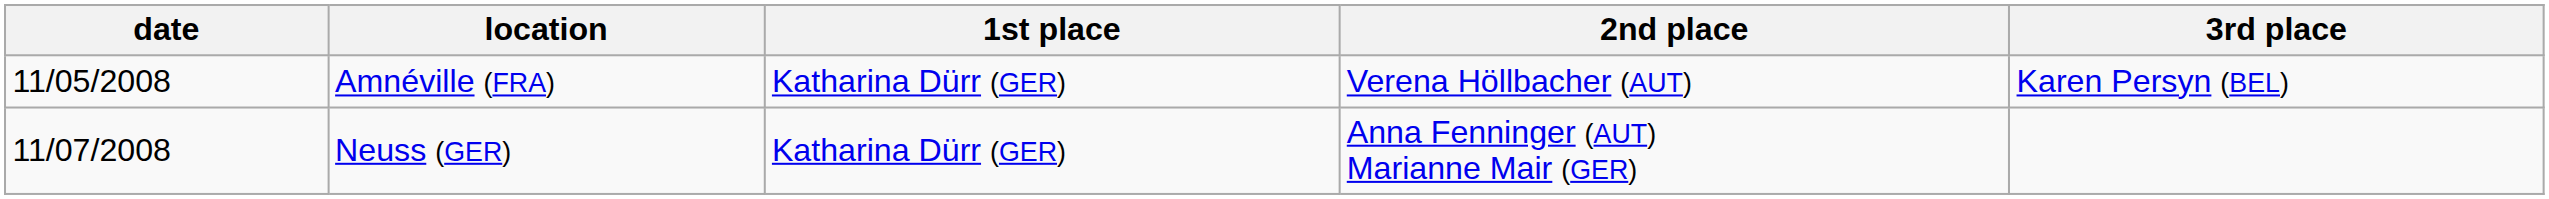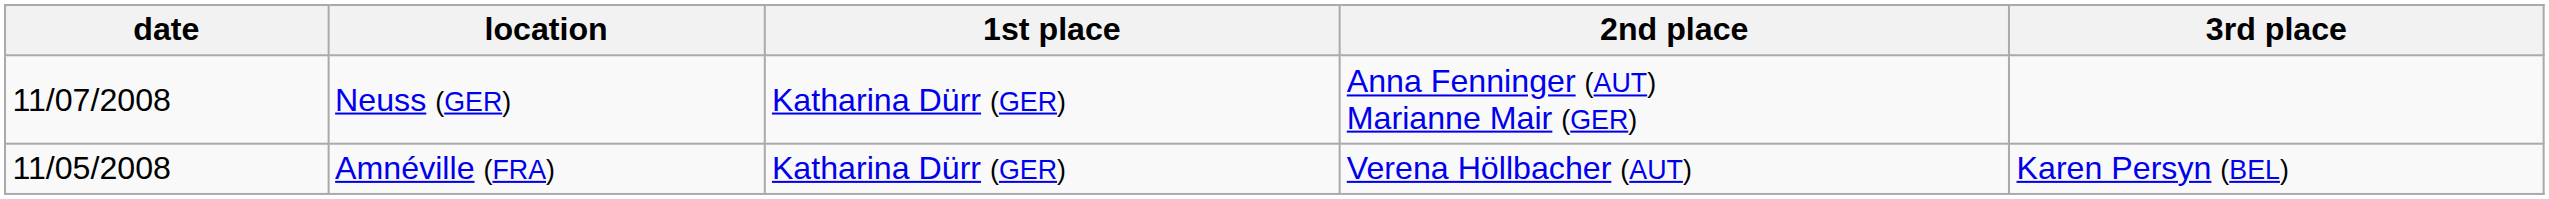rows swapped: (445, 81) <-> (423, 150)
